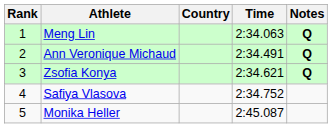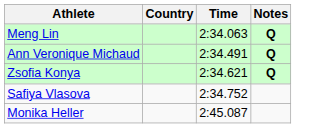- column: (23, 14)
